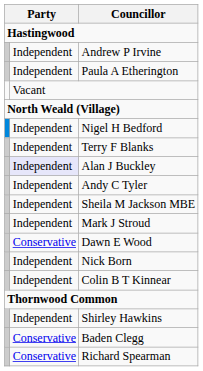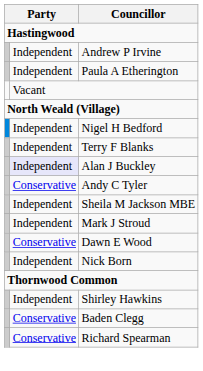(42, 185) Independent -> (44, 185) Conservative
- row: (126, 280)
